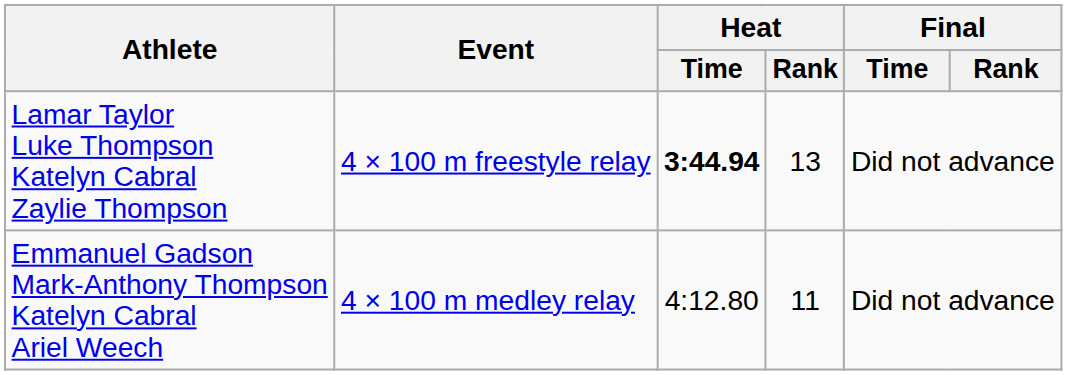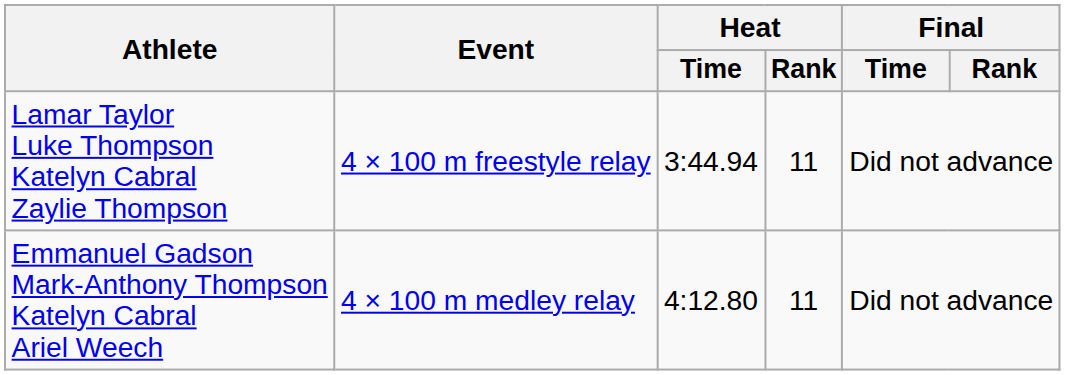(712, 161) bold -> (711, 161) normal
(805, 161) 13 -> (804, 161) 11
